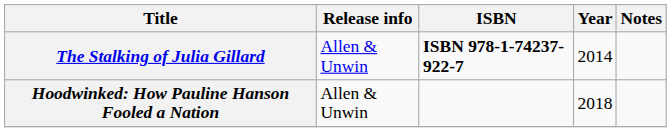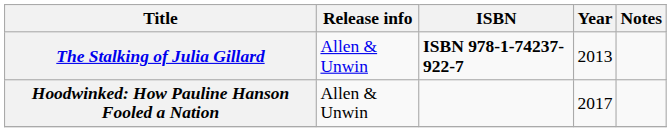(595, 55) 2014 -> (595, 55) 2013
(595, 103) 2018 -> (595, 103) 2017
